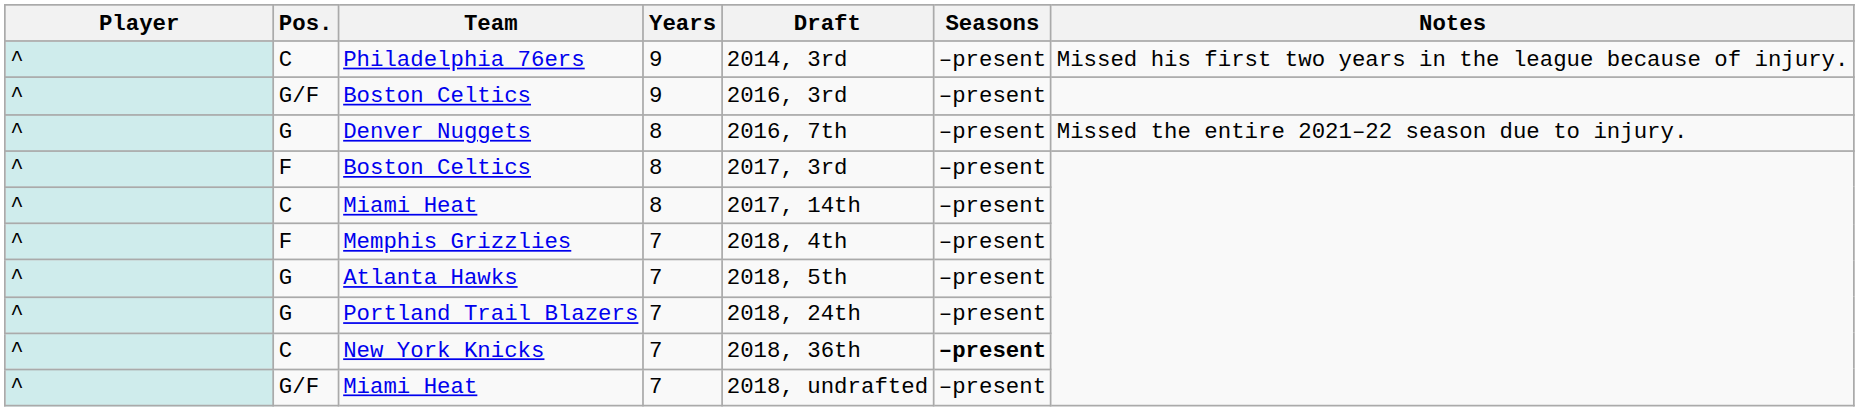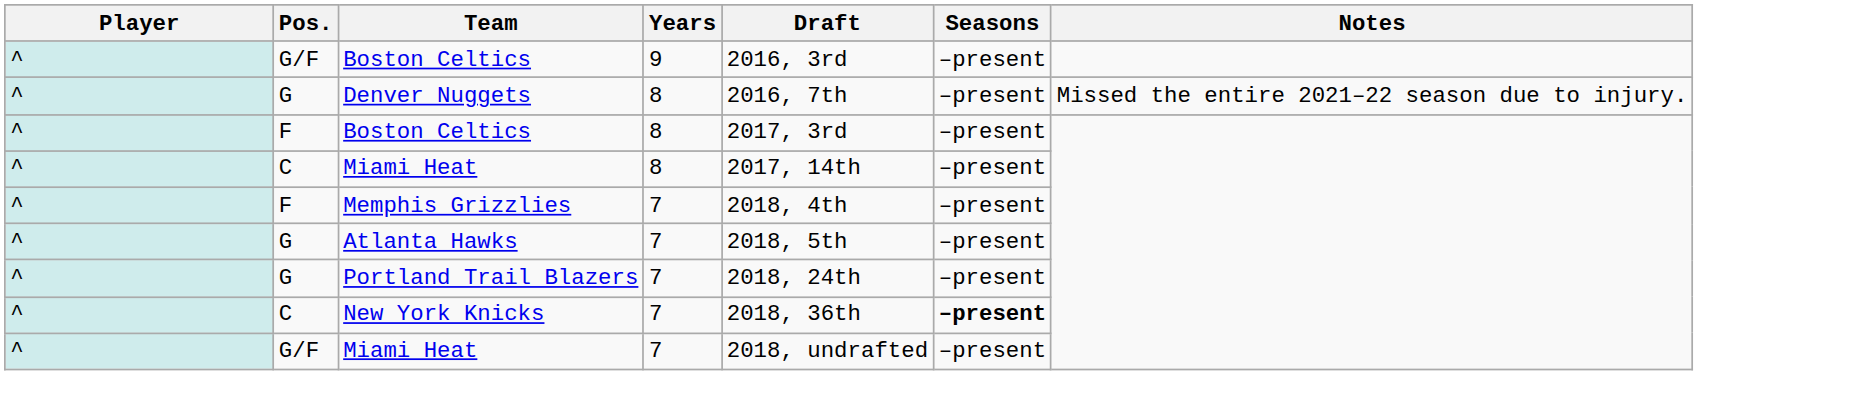- row: (286, 60)
